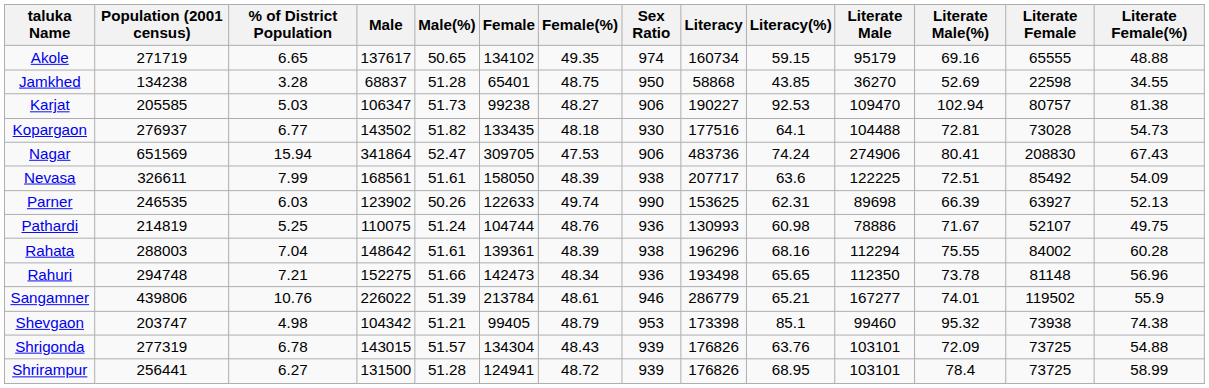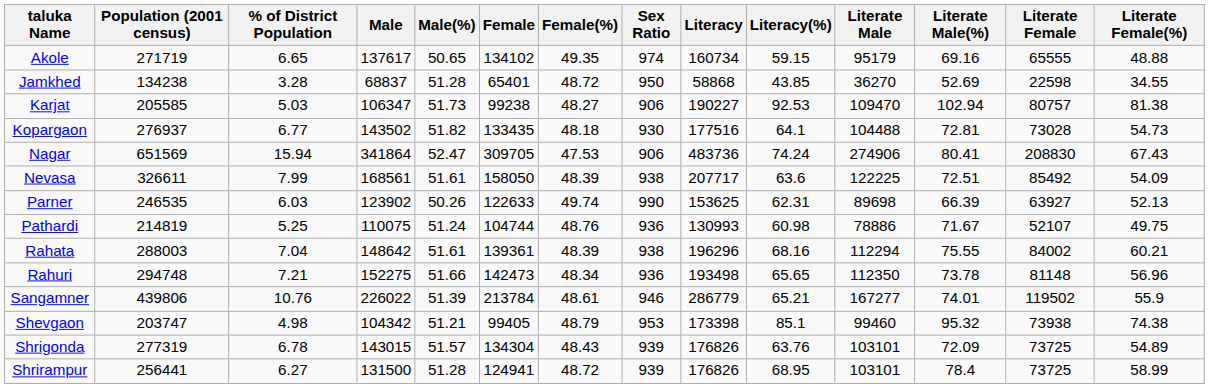(580, 81) 48.75 -> (580, 81) 48.72
(1149, 250) 60.28 -> (1149, 250) 60.21
(1149, 347) 54.88 -> (1149, 347) 54.89
